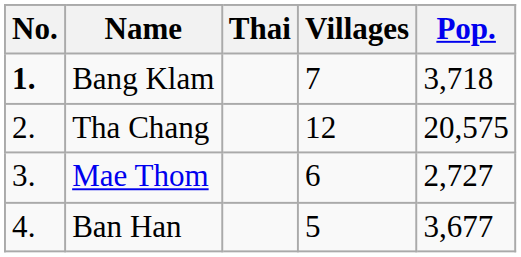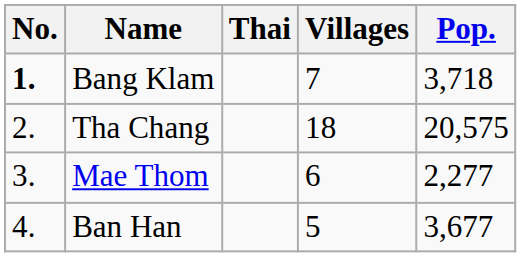(321, 127) 12 -> (321, 127) 18
(458, 176) 2,727 -> (458, 176) 2,277
